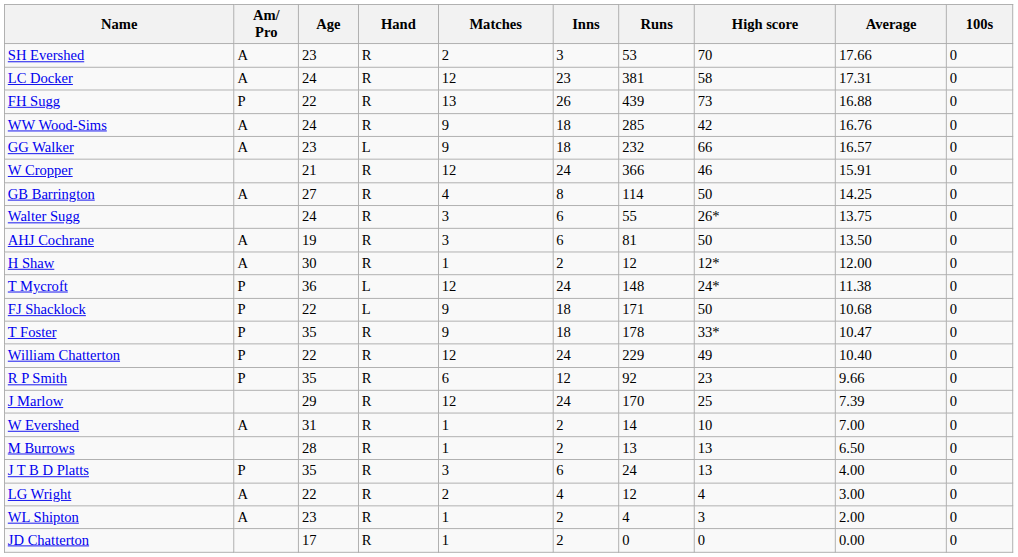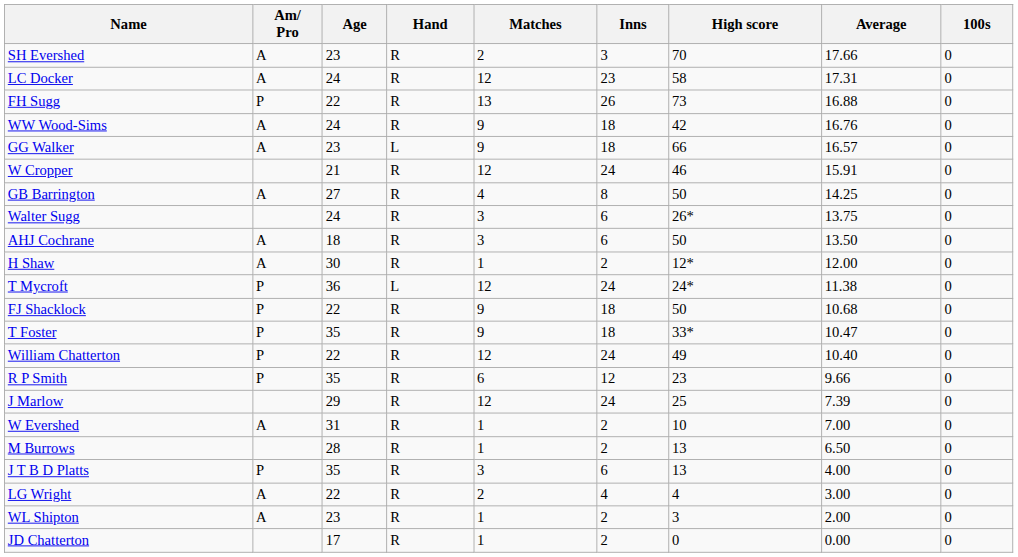- column: (657, 24)
(309, 240) 19 -> (333, 240) 18
(366, 309) L -> (395, 309) R
